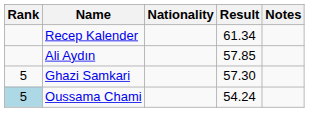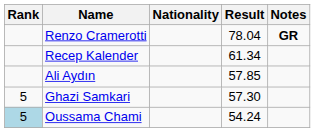+ row: (96, 35)
